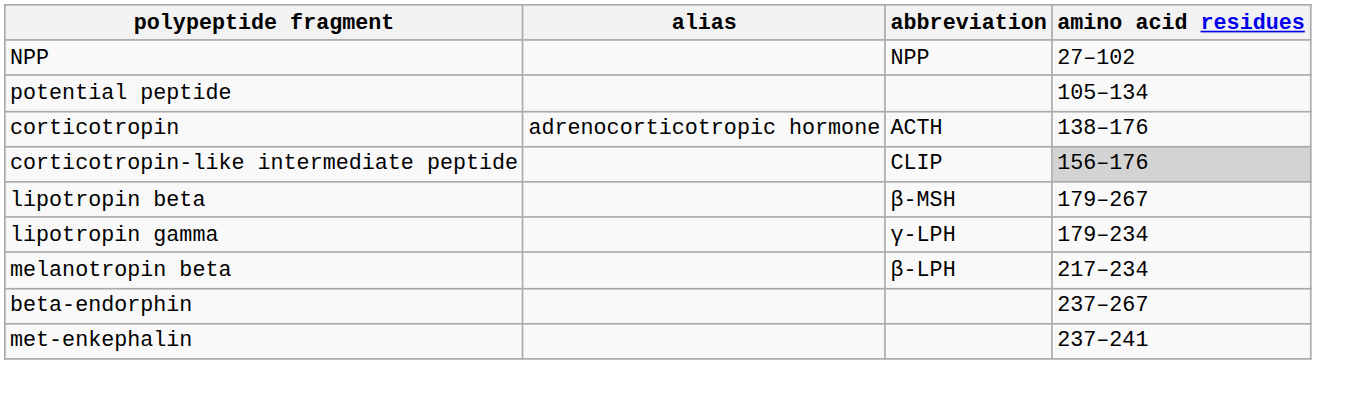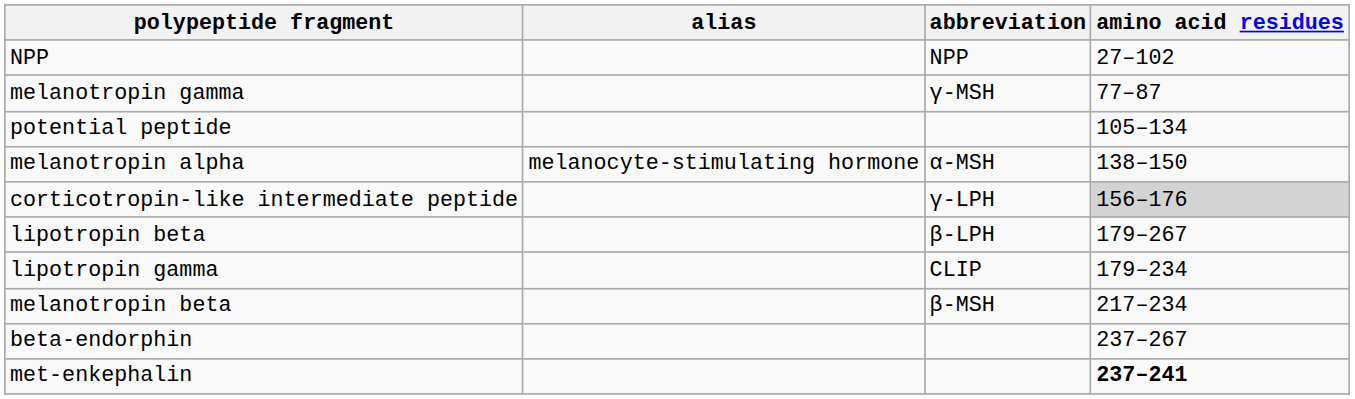+ row: (127, 93)
- row: (95, 129)
+ row: (127, 164)
(917, 164) CLIP -> (962, 199) γ-LPH
(923, 199) β-MSH -> (962, 235) β-LPH
(923, 235) γ-LPH -> (956, 270) CLIP
(923, 270) β-LPH -> (962, 306) β-MSH
(1103, 341) normal -> (1142, 376) bold
